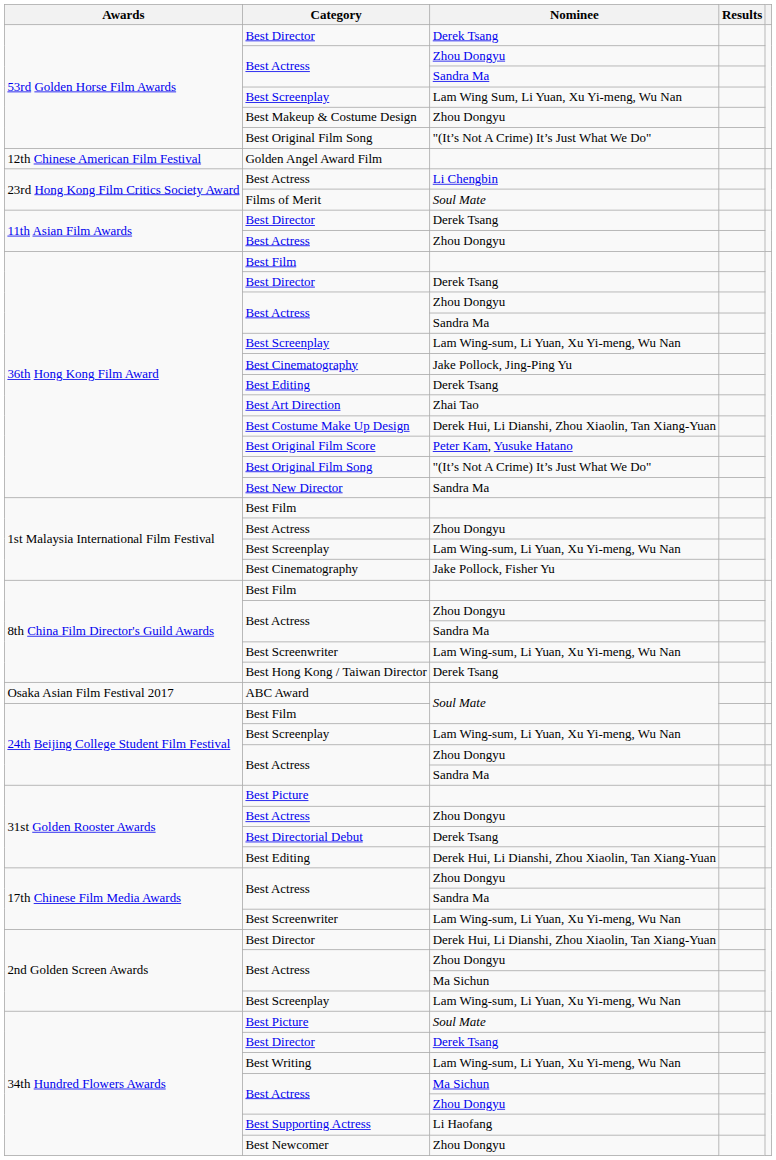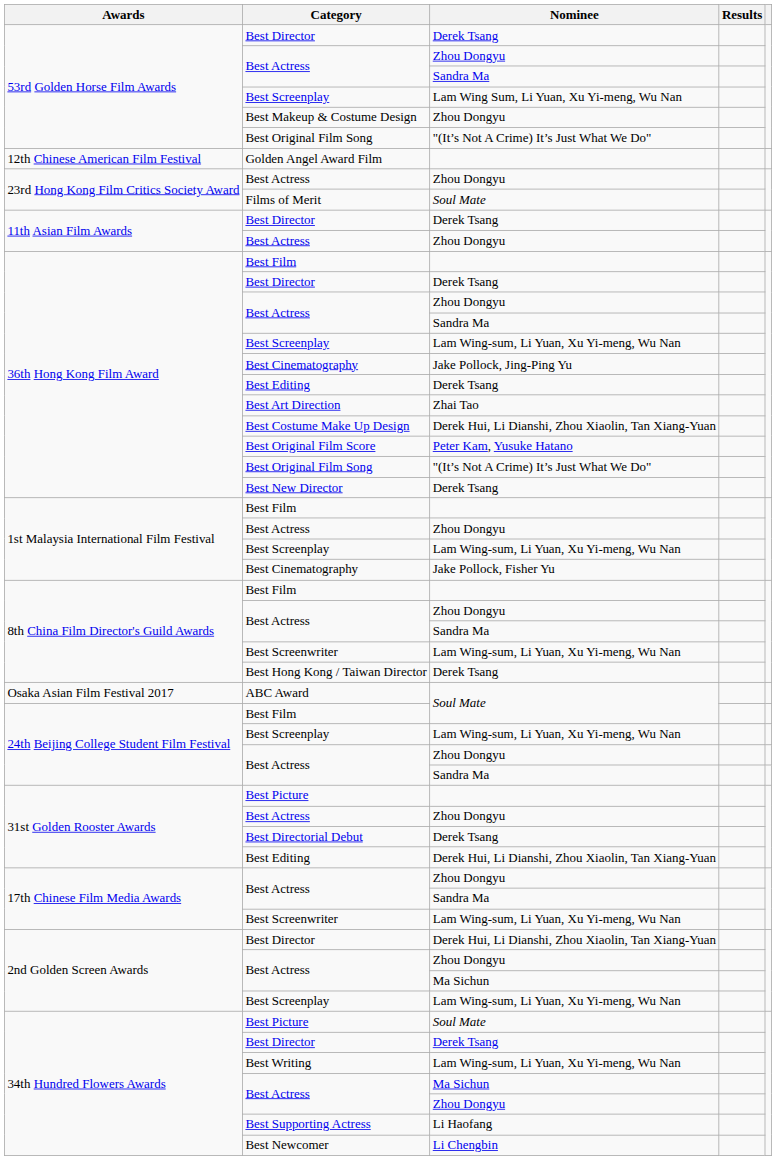(465, 179) Li Chengbin -> (469, 179) Zhou Dongyu
(461, 487) Sandra Ma -> (465, 487) Derek Tsang
(469, 1145) Zhou Dongyu -> (465, 1145) Li Chengbin
